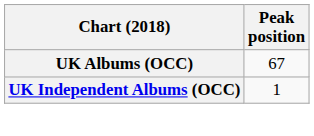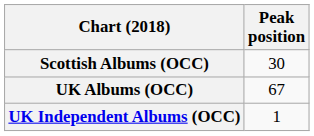+ row: (124, 63)
